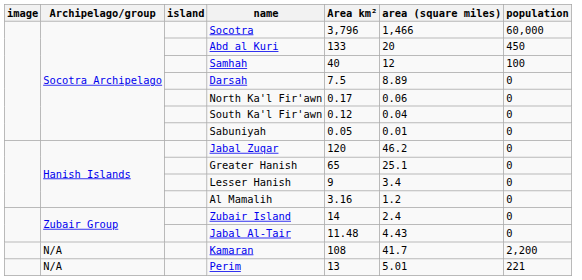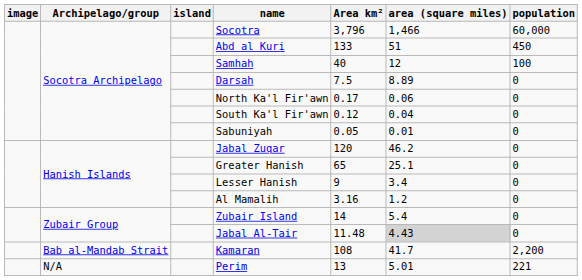(389, 47) 20 -> (395, 47) 51
(392, 216) 2.4 -> (398, 216) 5.4
(395, 233) no background -> (401, 233) lightgrey background
(53, 250) N/A -> (106, 250) Bab al-Mandab Strait
